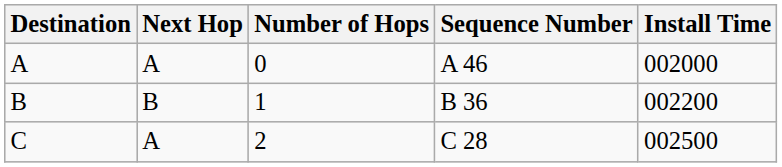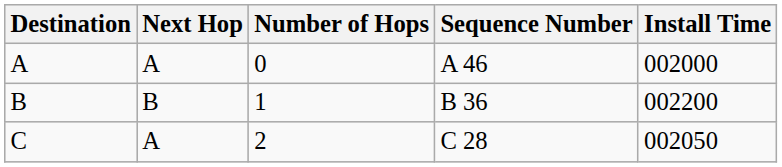(681, 141) 002500 -> (681, 141) 002050
